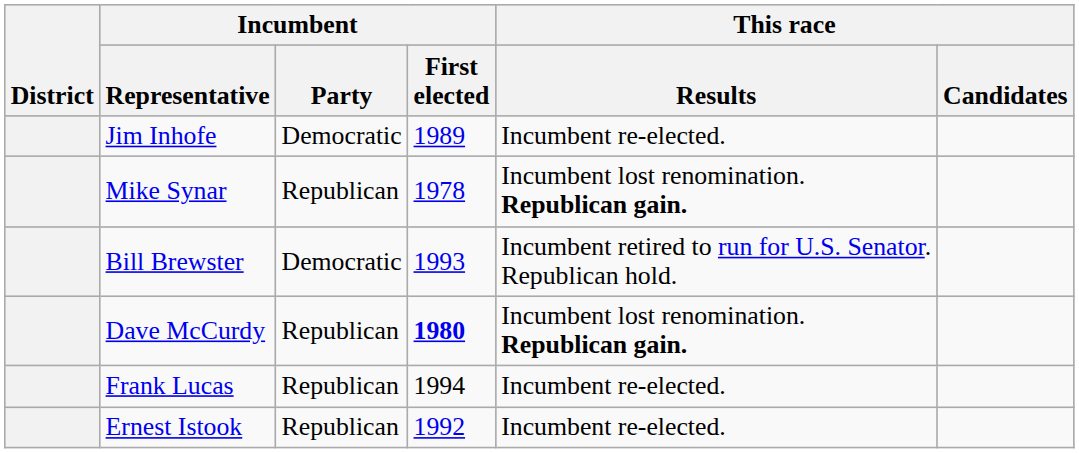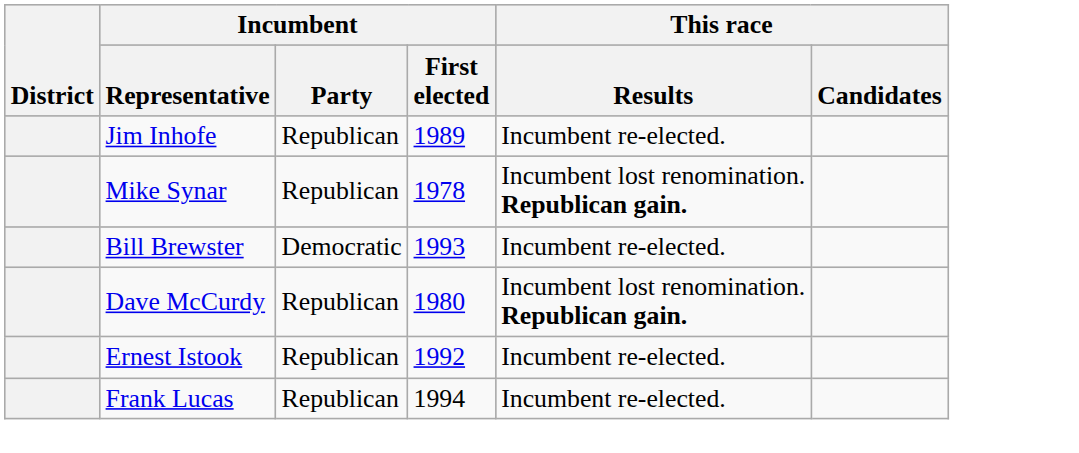(342, 135) Democratic -> (340, 135) Republican
(716, 260) Incumbent retired to run for U.S. Senator. Republican hold. -> (613, 246) Incumbent re-elected.
(439, 330) bold -> (439, 301) normal
rows swapped: (174, 426) <-> (170, 385)
